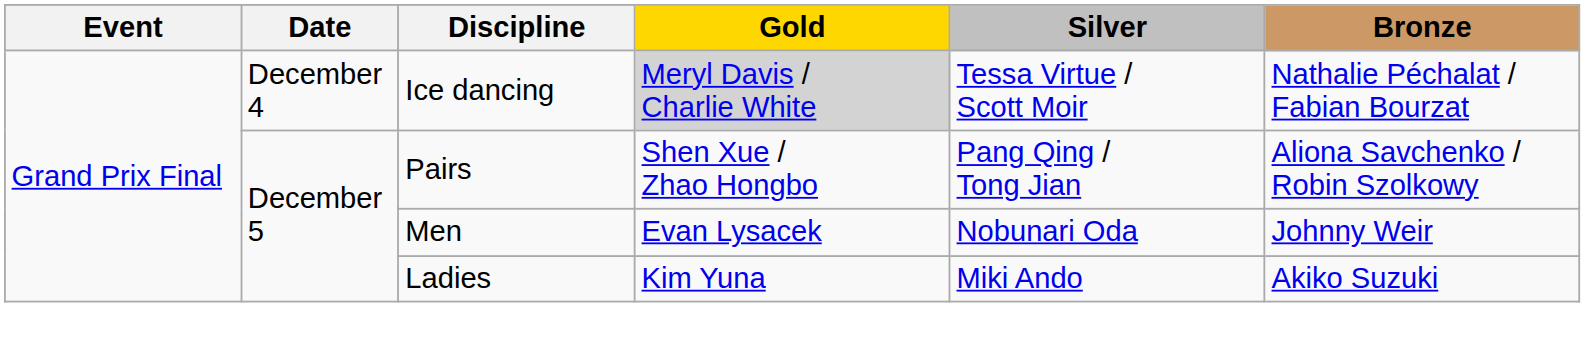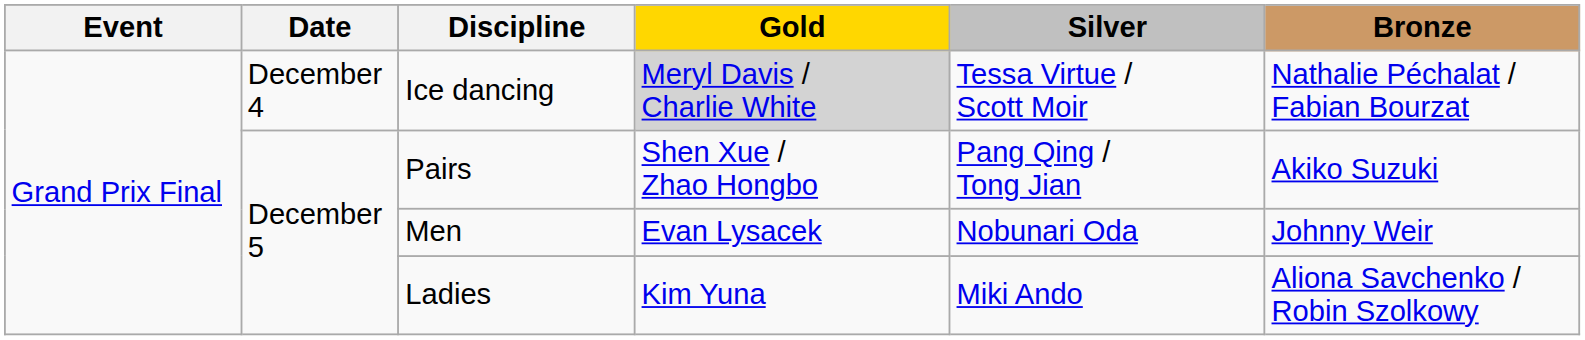(1396, 169) Aliona Savchenko / Robin Szolkowy -> (1355, 169) Akiko Suzuki
(1355, 277) Akiko Suzuki -> (1396, 294) Aliona Savchenko / Robin Szolkowy
